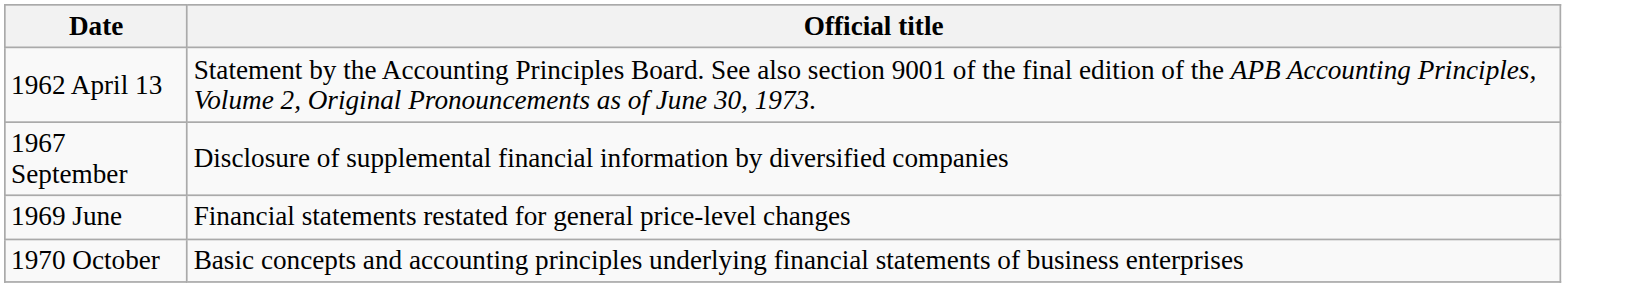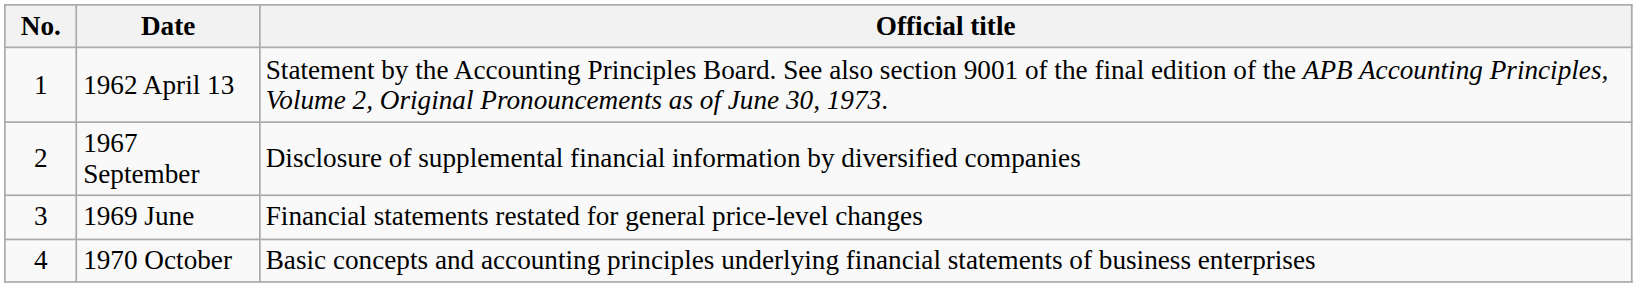+ column: (41, 26)
